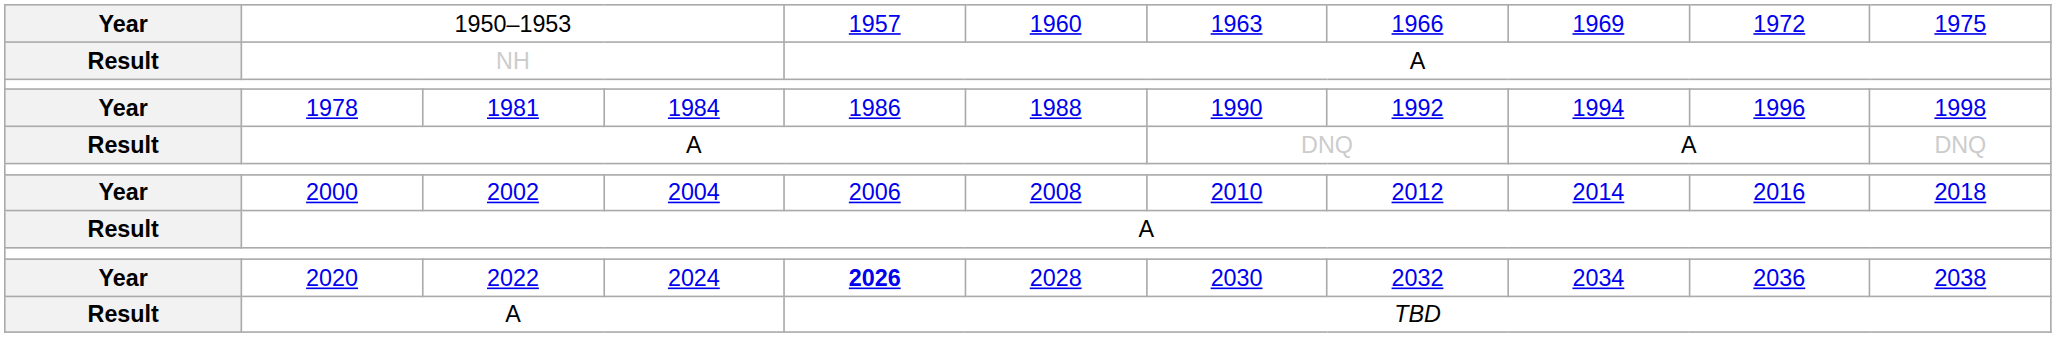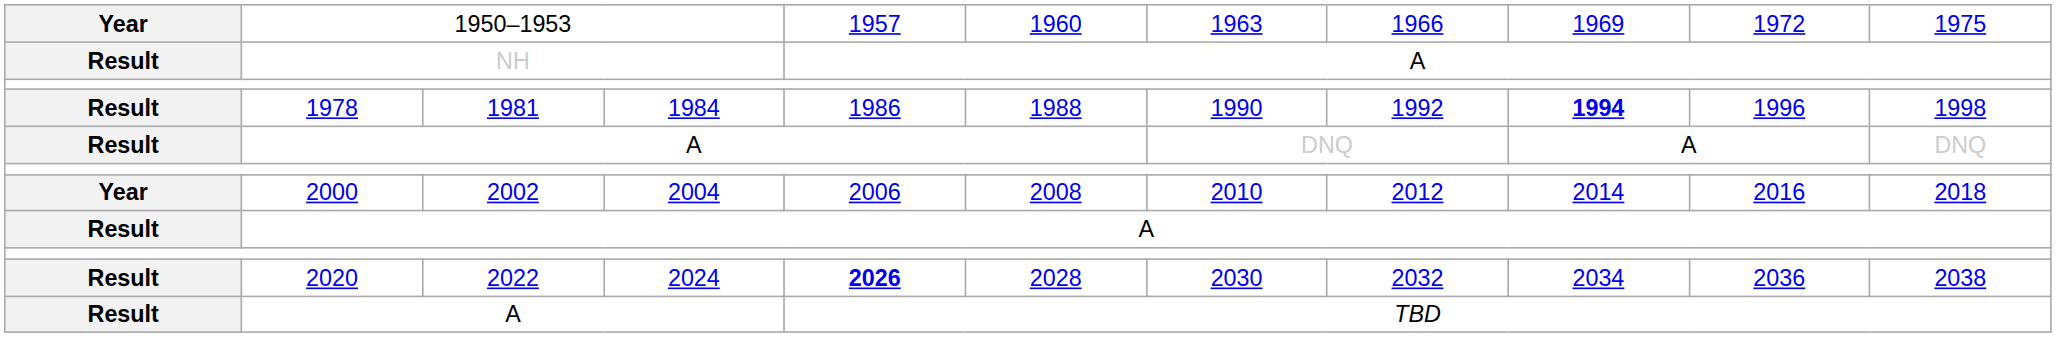(123, 108) Year -> (123, 108) Result
(1598, 108) normal -> (1598, 108) bold
(123, 278) Year -> (123, 278) Result
